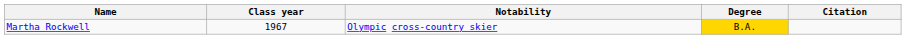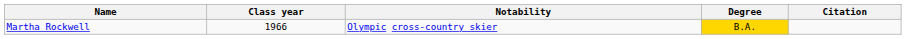(276, 27) 1967 -> (276, 27) 1966
